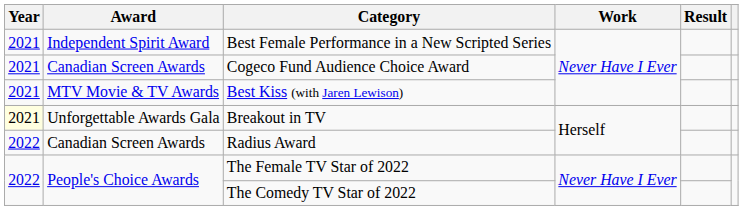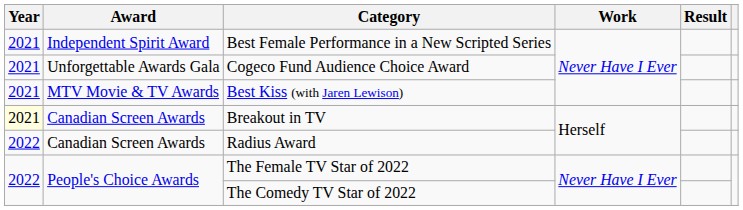(126, 67) Canadian Screen Awards -> (133, 67) Unforgettable Awards Gala
(133, 117) Unforgettable Awards Gala -> (126, 117) Canadian Screen Awards
